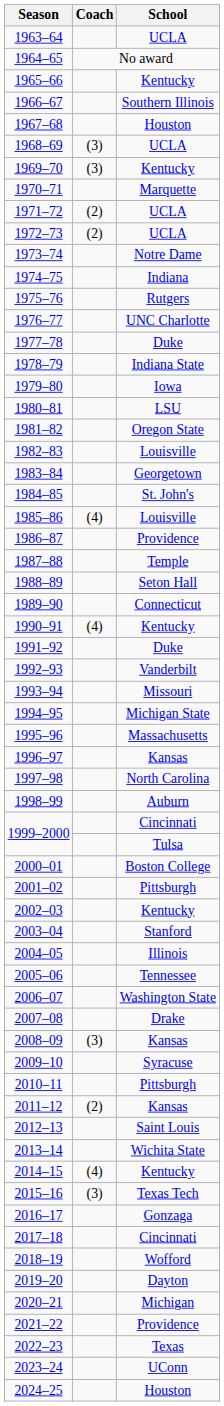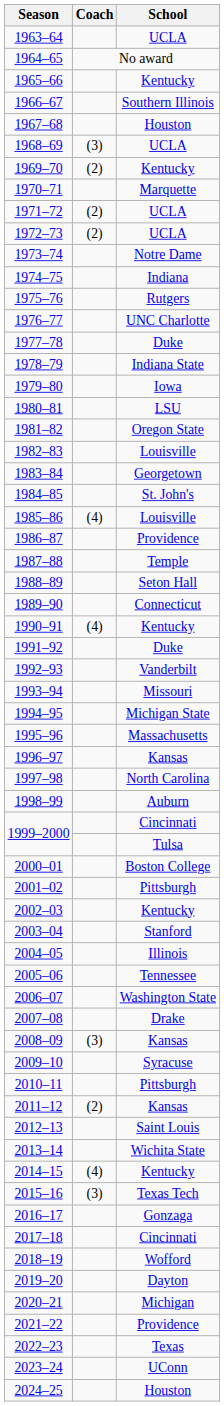(95, 168) (3) -> (95, 168) (2)
